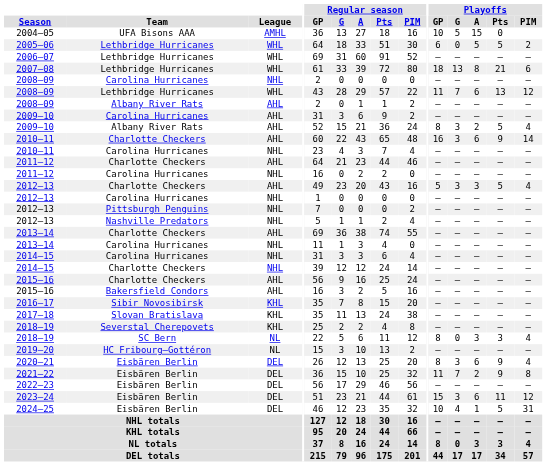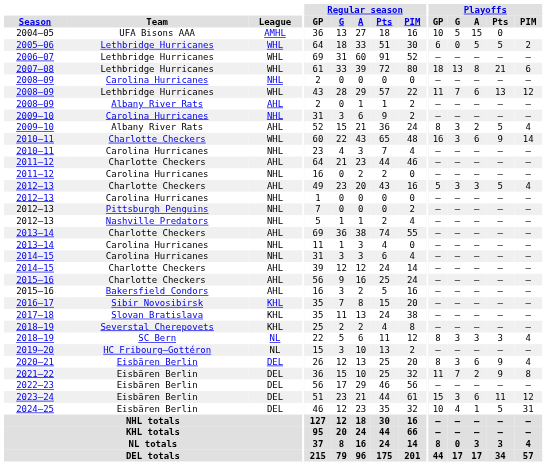(275, 115) AHL -> (275, 115) NHL
(275, 139) AHL -> (275, 139) WHL
(275, 268) NHL -> (275, 268) AHL
(457, 338) 0 -> (457, 338) 3
